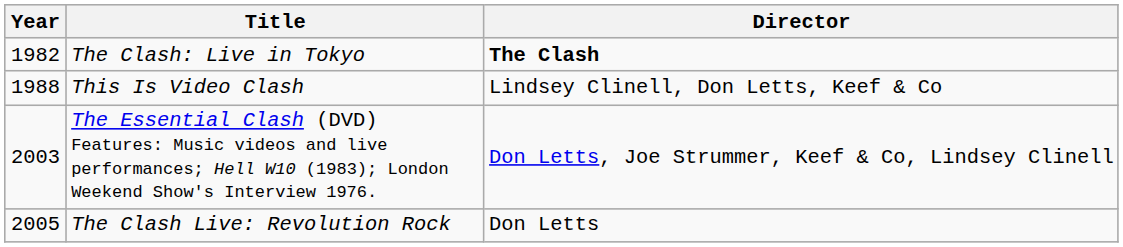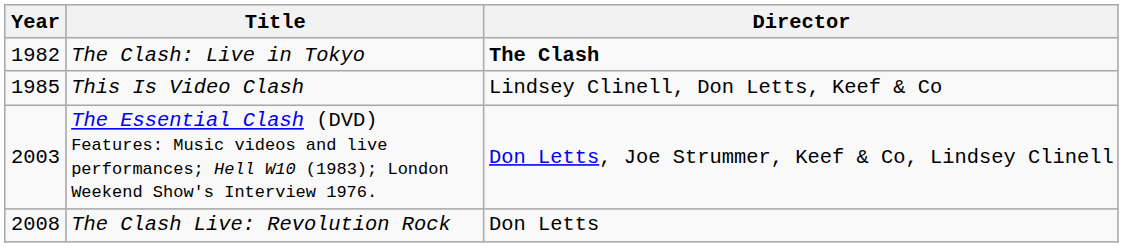(36, 88) 1988 -> (36, 88) 1985
(36, 225) 2005 -> (36, 225) 2008
